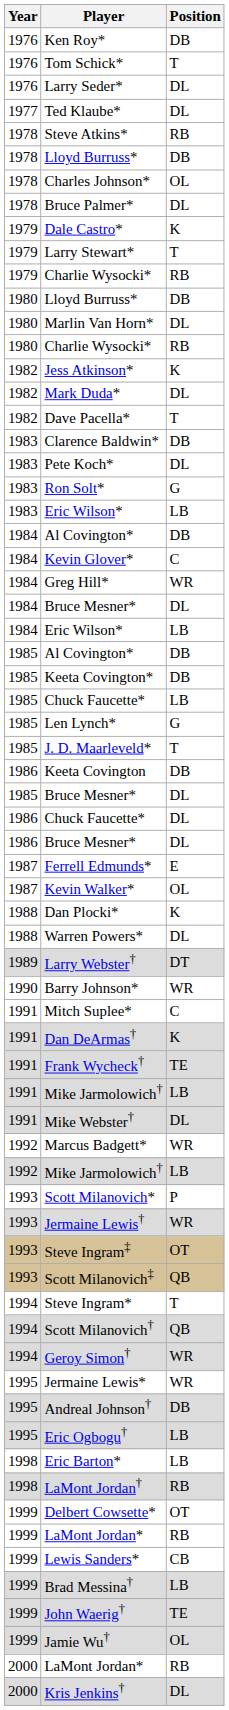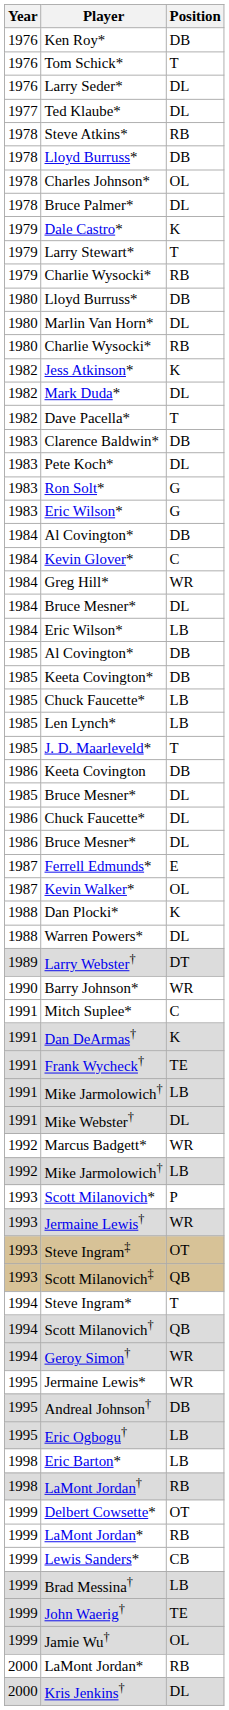(179, 511) LB -> (175, 511) G
(175, 724) G -> (179, 724) LB
